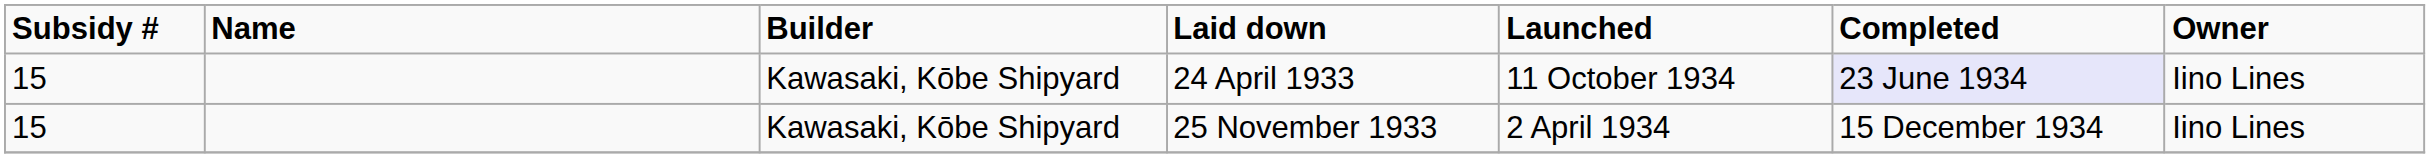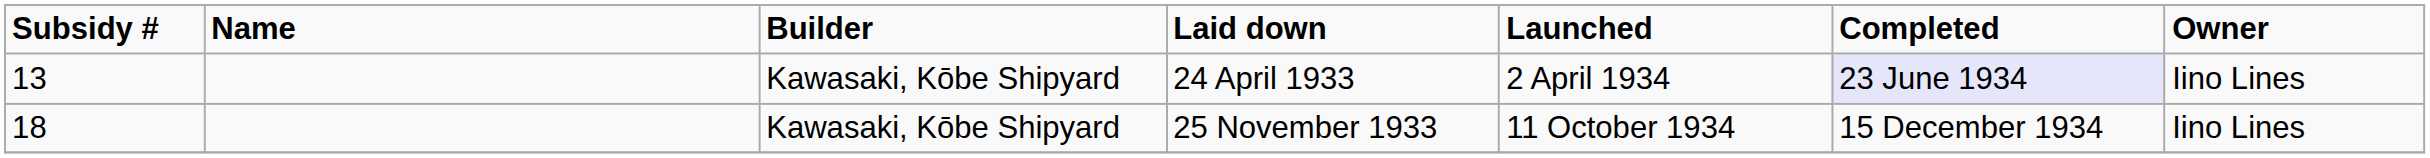(29, 78) 15 -> (29, 78) 13
(1621, 78) 11 October 1934 -> (1588, 78) 2 April 1934
(29, 127) 15 -> (29, 127) 18
(1588, 127) 2 April 1934 -> (1621, 127) 11 October 1934
